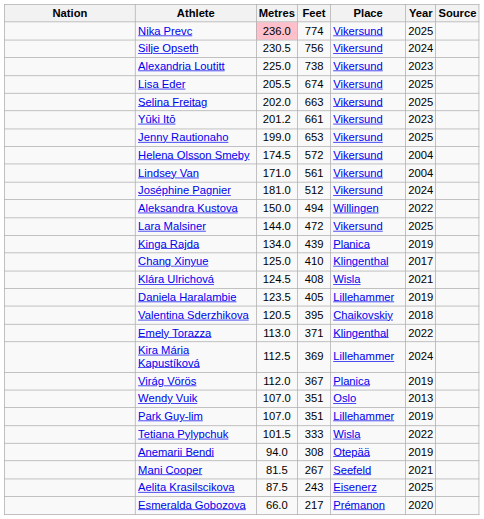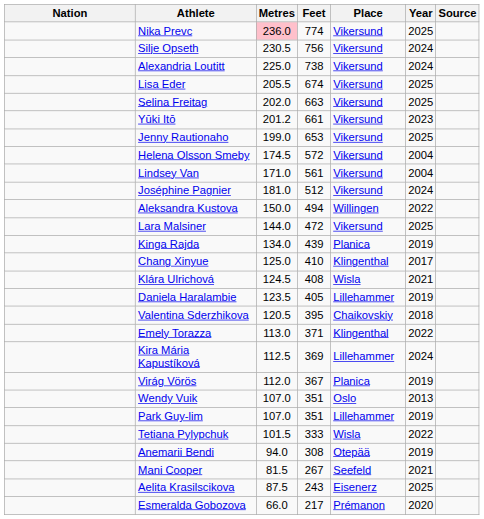(421, 66) 2023 -> (421, 66) 2024
